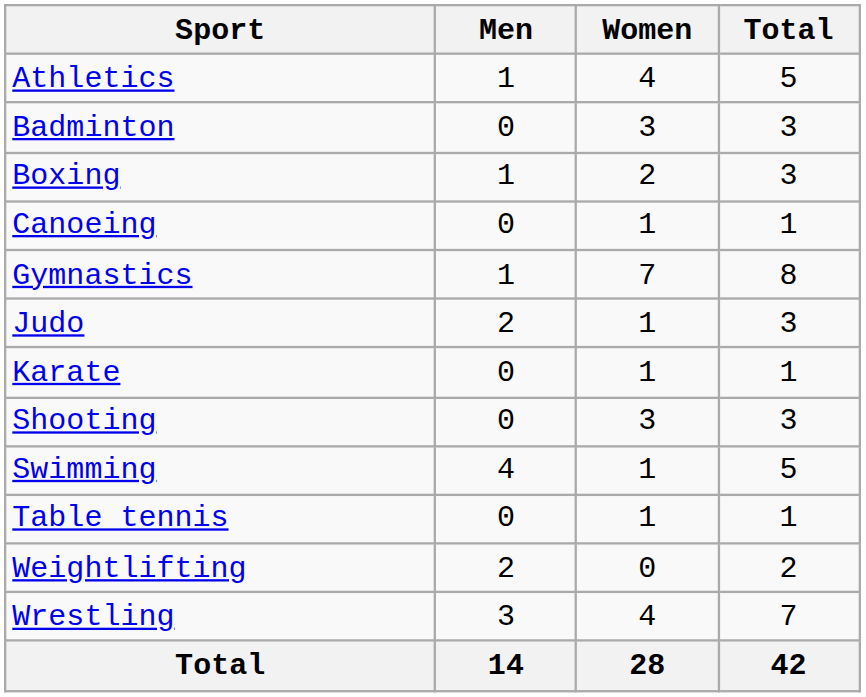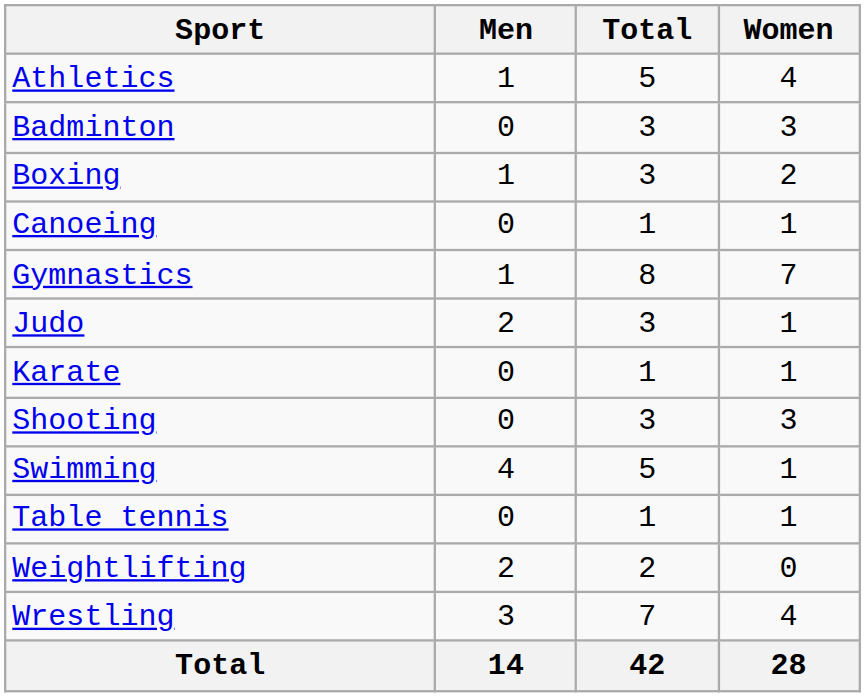columns swapped: (647, 30) <-> (789, 30)
